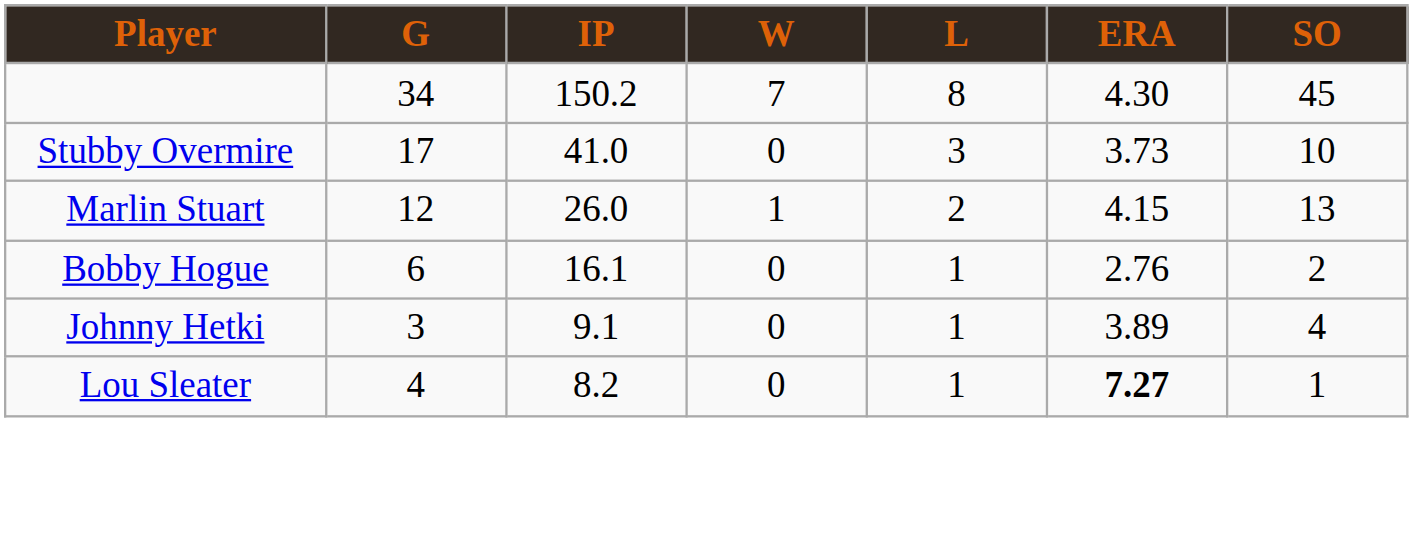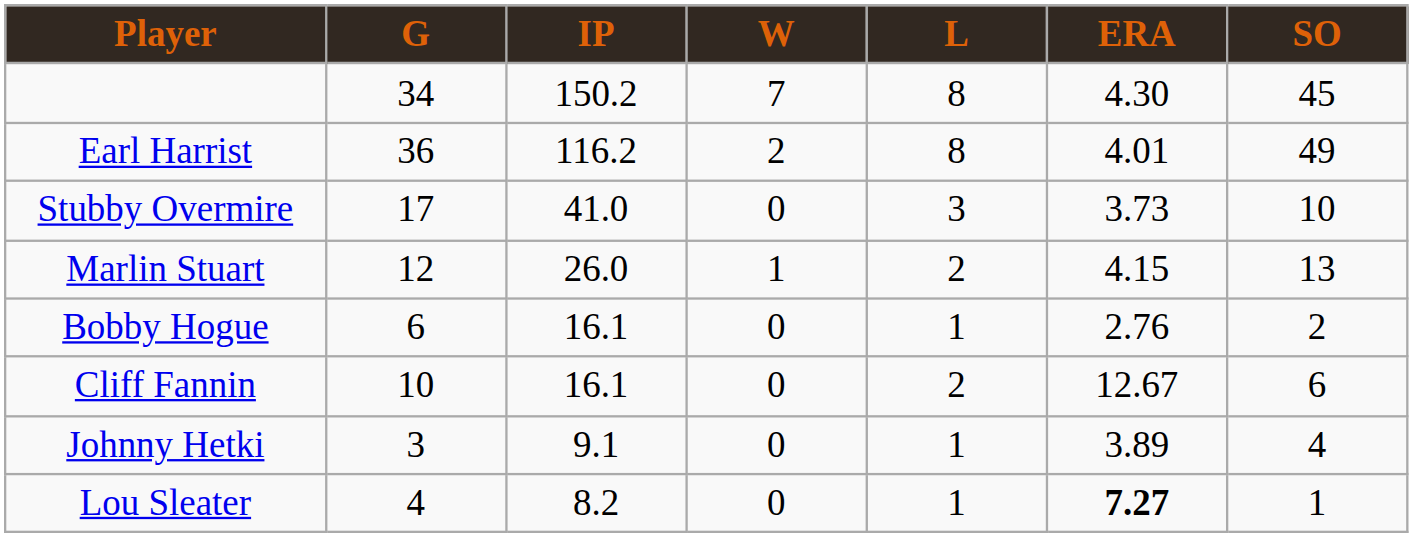+ row: (165, 151)
+ row: (165, 385)
